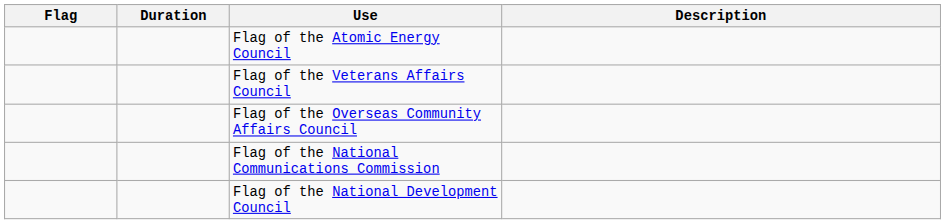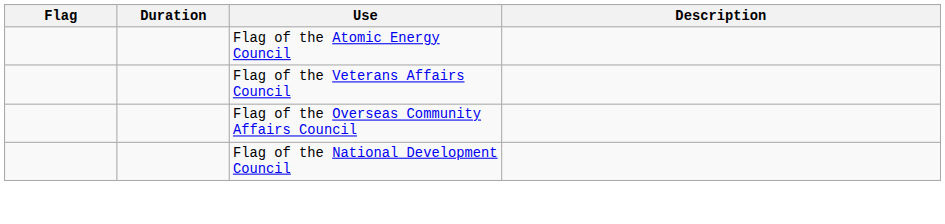- row: (336, 161)
